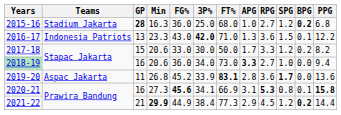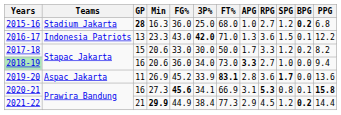(158, 77) 26.8 -> (158, 77) 26.9
